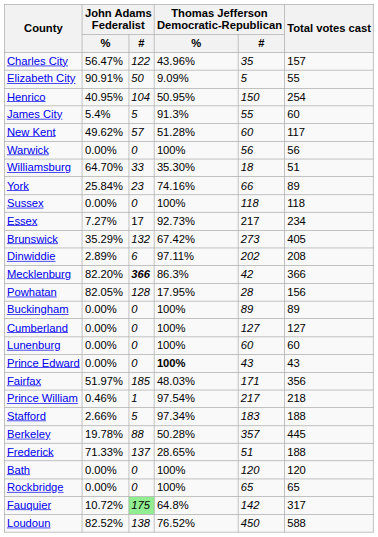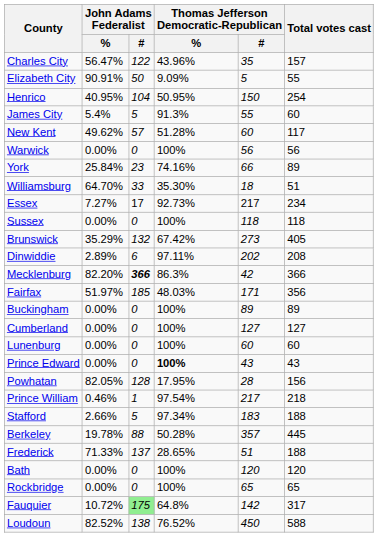rows swapped: (39, 168) <-> (18, 185)
rows swapped: (22, 221) <-> (25, 203)
rows swapped: (32, 292) <-> (24, 381)
